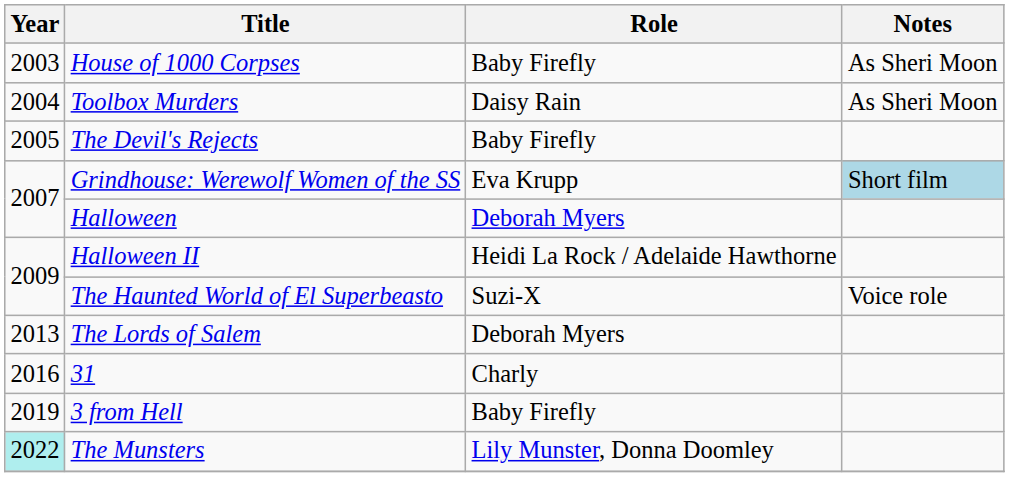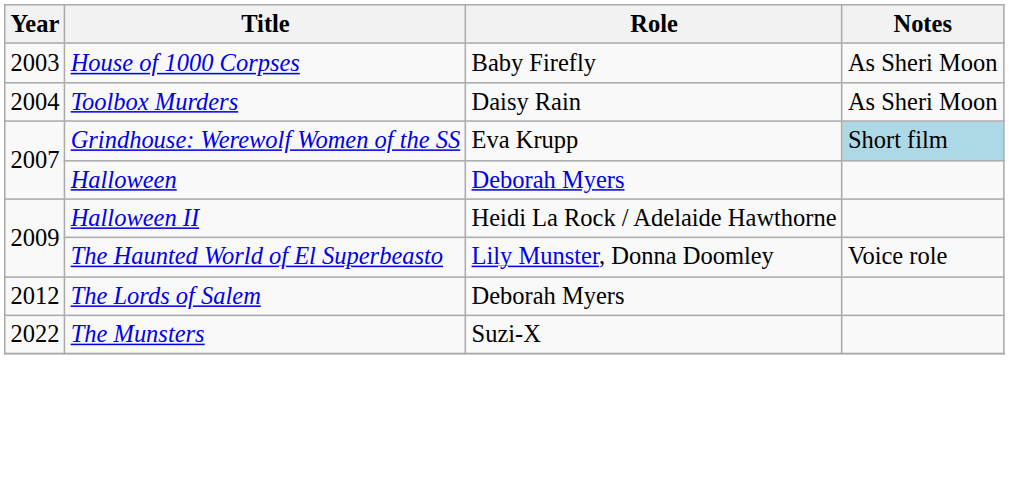- row: (164, 140)
(506, 295) Suzi-X -> (623, 256) Lily Munster, Donna Doomley
(35, 334) 2013 -> (35, 295) 2012
- row: (83, 373)
- row: (127, 412)
(35, 450) paleturquoise background -> (35, 334) no background
(623, 450) Lily Munster, Donna Doomley -> (506, 334) Suzi-X
